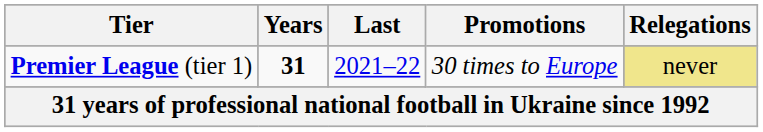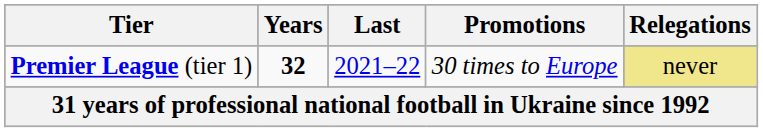(293, 65) 31 -> (293, 65) 32
